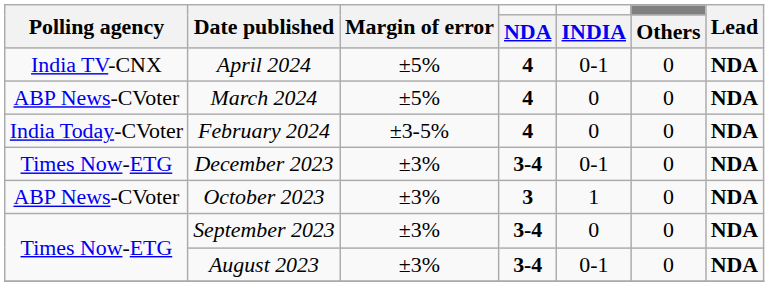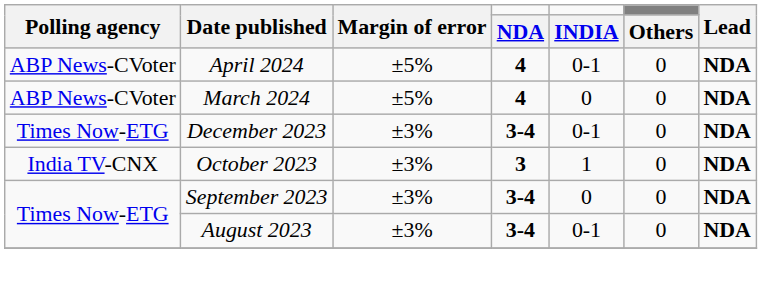(96, 64) India TV-CNX -> (93, 64) ABP News-CVoter
- row: (264, 131)
(96, 197) ABP News-CVoter -> (93, 164) India TV-CNX
